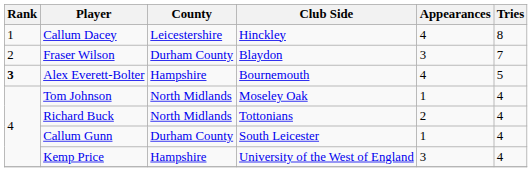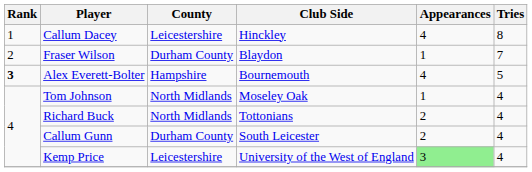(423, 55) 3 -> (423, 55) 1
(423, 136) 1 -> (423, 136) 2
(178, 156) Hampshire -> (186, 156) Leicestershire
(423, 156) no background -> (423, 156) lightgreen background
